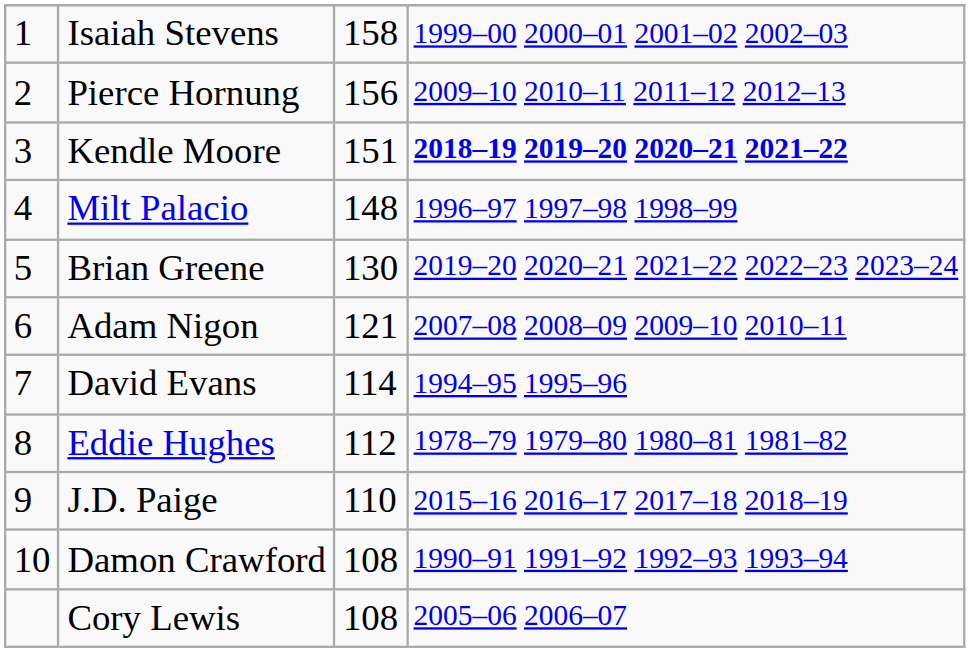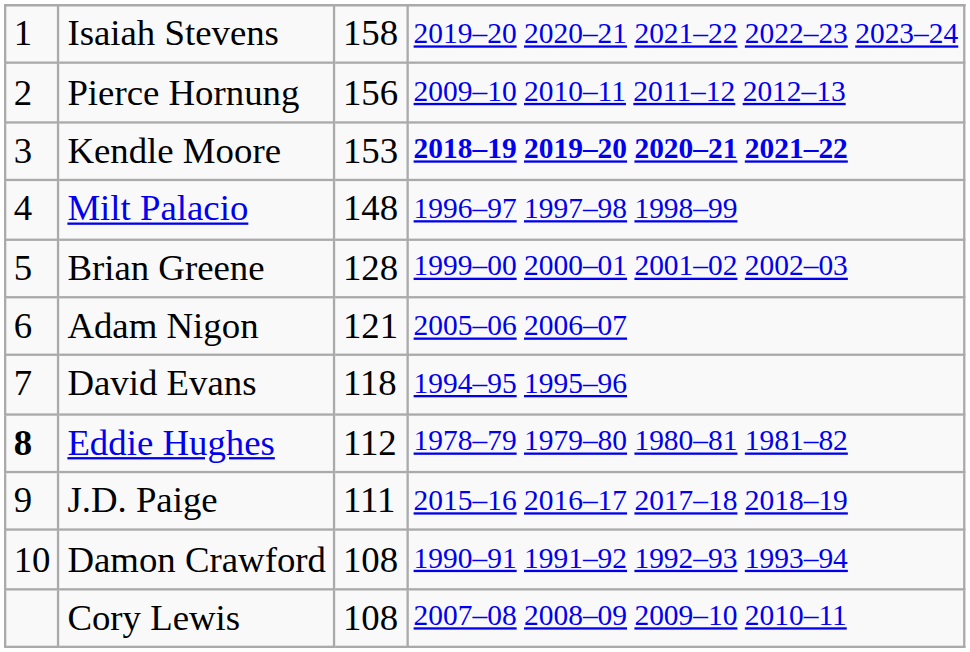(631, 33) 1999–00 2000–01 2001–02 2002–03 -> (686, 33) 2019–20 2020–21 2021–22 2022–23 2023–24
(371, 150) 151 -> (371, 150) 153
(371, 267) 130 -> (371, 267) 128
(686, 267) 2019–20 2020–21 2021–22 2022–23 2023–24 -> (631, 267) 1999–00 2000–01 2001–02 2002–03
(630, 325) 2007–08 2008–09 2009–10 2010–11 -> (520, 325) 2005–06 2006–07
(370, 383) 114 -> (370, 383) 118
(23, 442) normal -> (23, 442) bold
(370, 500) 110 -> (369, 500) 111
(520, 617) 2005–06 2006–07 -> (630, 617) 2007–08 2008–09 2009–10 2010–11
